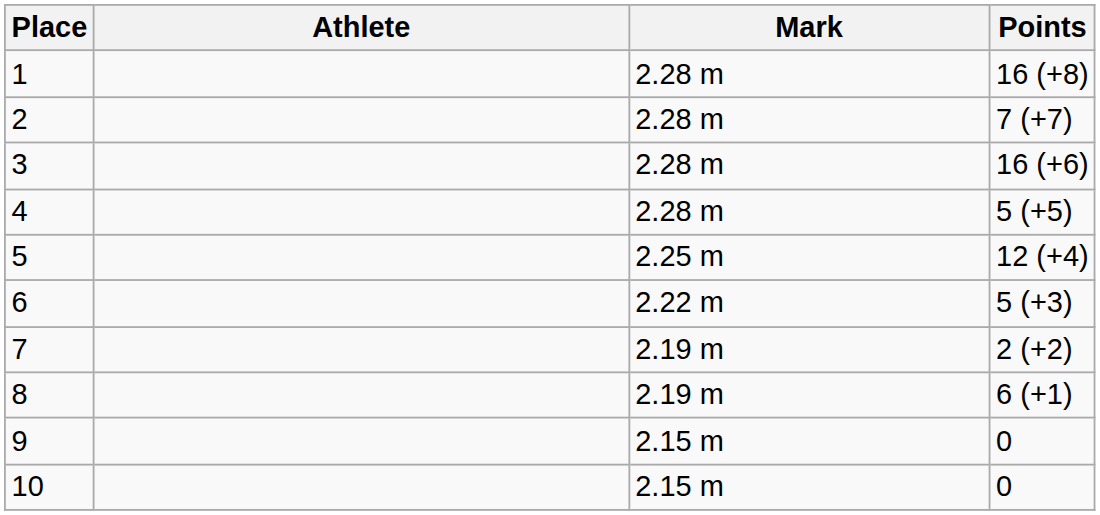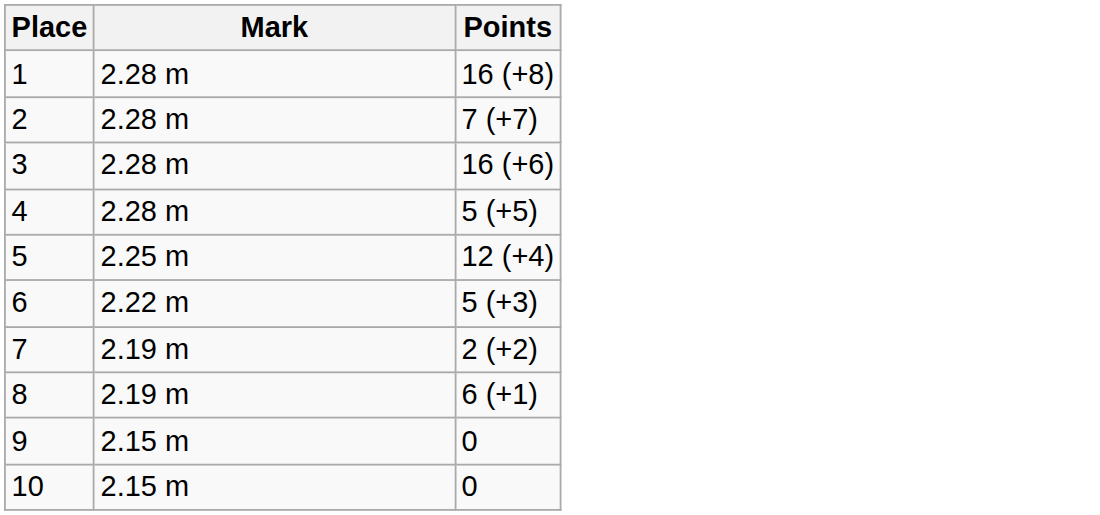- column: (361, 27)
